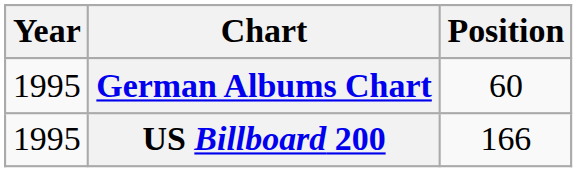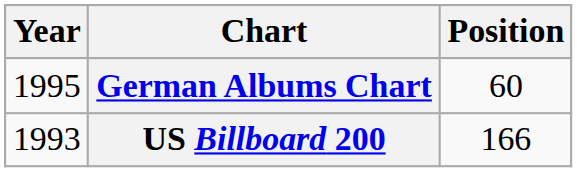(47, 138) 1995 -> (47, 138) 1993
